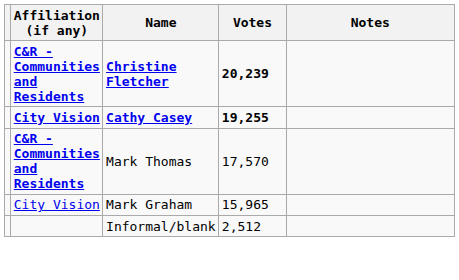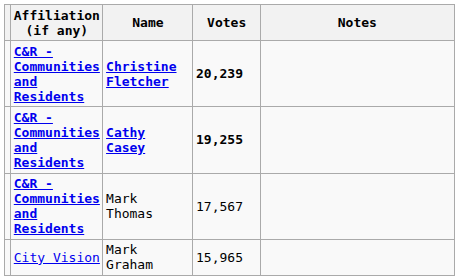(57, 117) City Vision -> (57, 140) C&R - Communities and Residents
(245, 161) 17,570 -> (220, 206) 17,567
- row: (161, 226)
